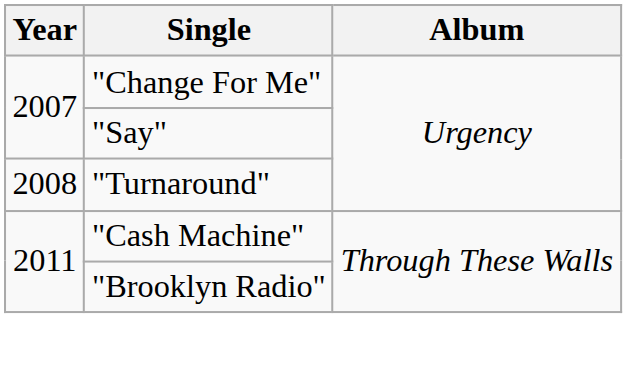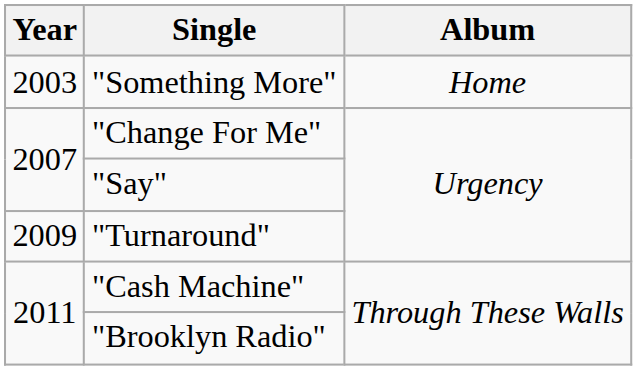+ row: (214, 81)
(45, 183) 2008 -> (45, 235) 2009
